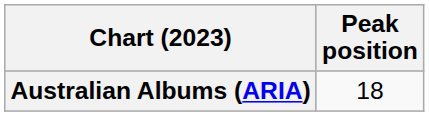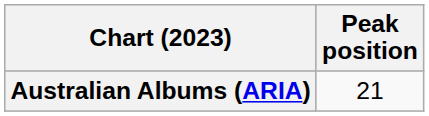(370, 90) 18 -> (370, 90) 21
